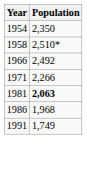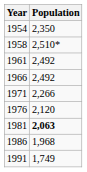+ row: (17, 61)
+ row: (17, 110)
